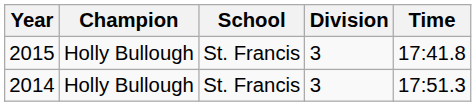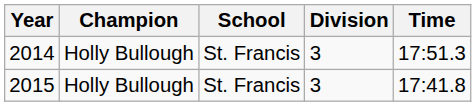rows swapped: (32, 85) <-> (32, 52)
